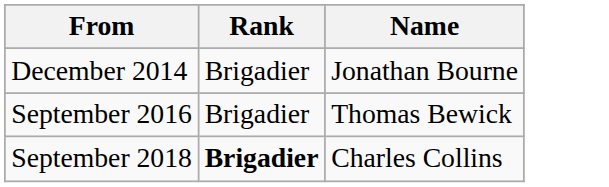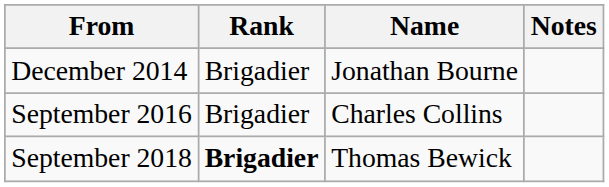+ column: (564, 26)
(422, 114) Thomas Bewick -> (417, 114) Charles Collins
(417, 158) Charles Collins -> (422, 158) Thomas Bewick
